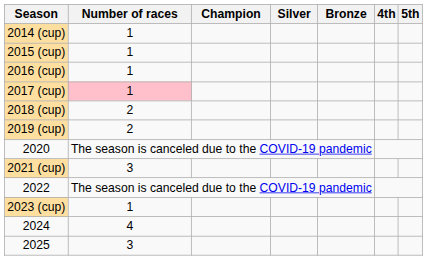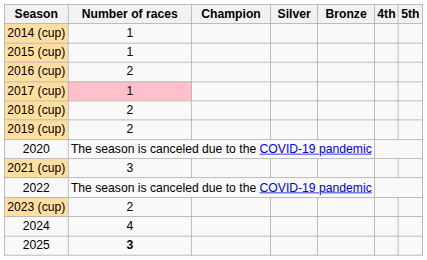(130, 71) 1 -> (130, 71) 2
(130, 206) 1 -> (130, 206) 2
(130, 245) normal -> (130, 245) bold
